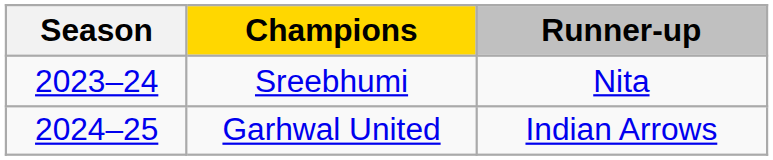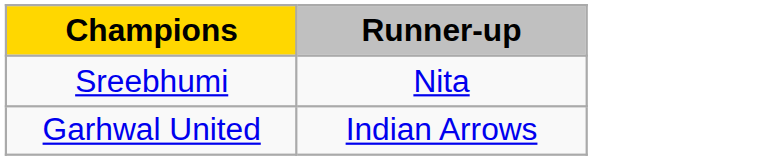- column: (97, 31)
